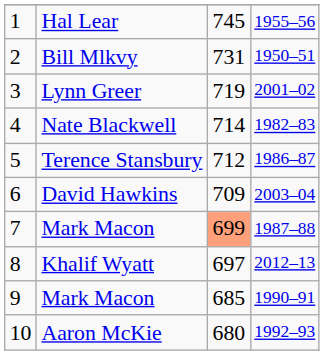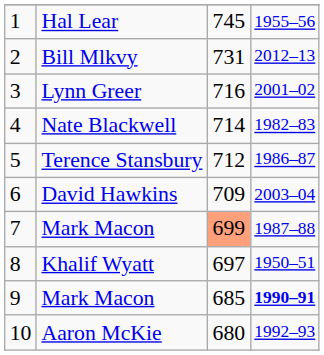(285, 56) 1950–51 -> (285, 56) 2012–13
(229, 90) 719 -> (229, 90) 716
(285, 263) 2012–13 -> (285, 263) 1950–51
(285, 297) normal -> (285, 297) bold
